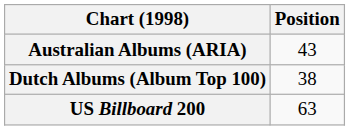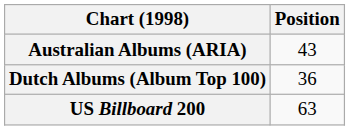(307, 79) 38 -> (307, 79) 36
